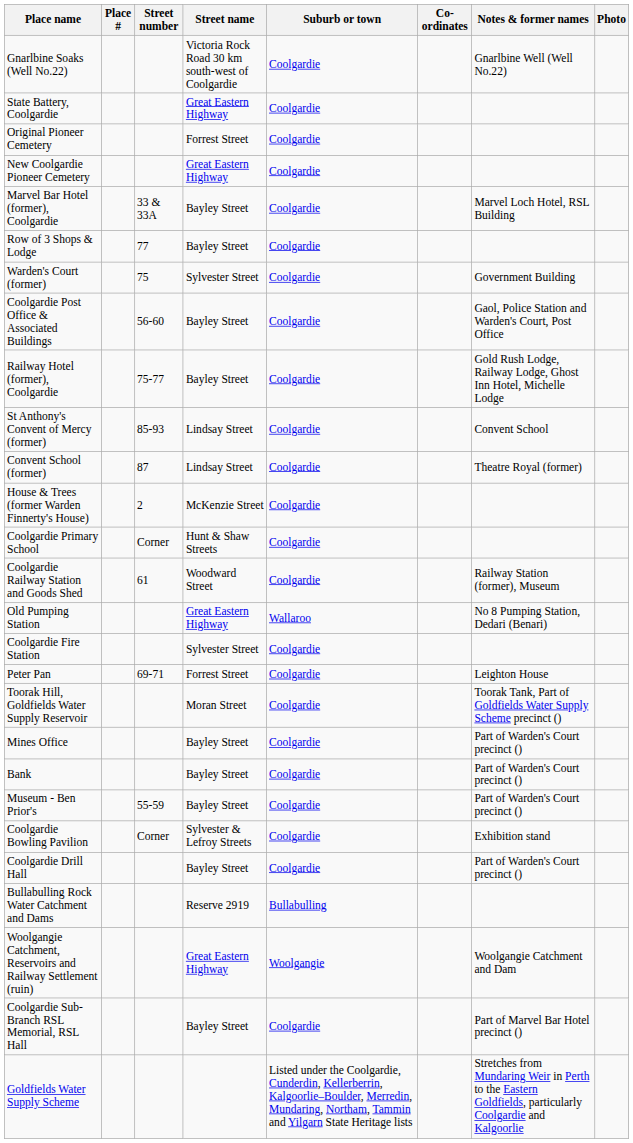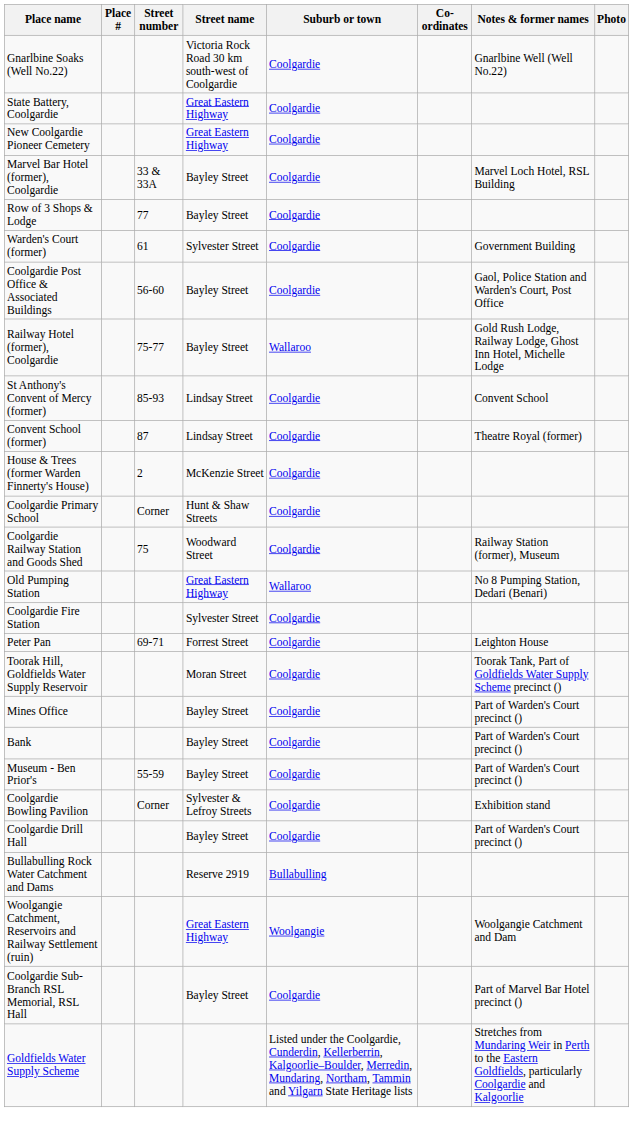- row: (45, 139)
(143, 277) 75 -> (143, 246) 61
(295, 378) Coolgardie -> (290, 347) Wallaroo
(143, 580) 61 -> (143, 549) 75
